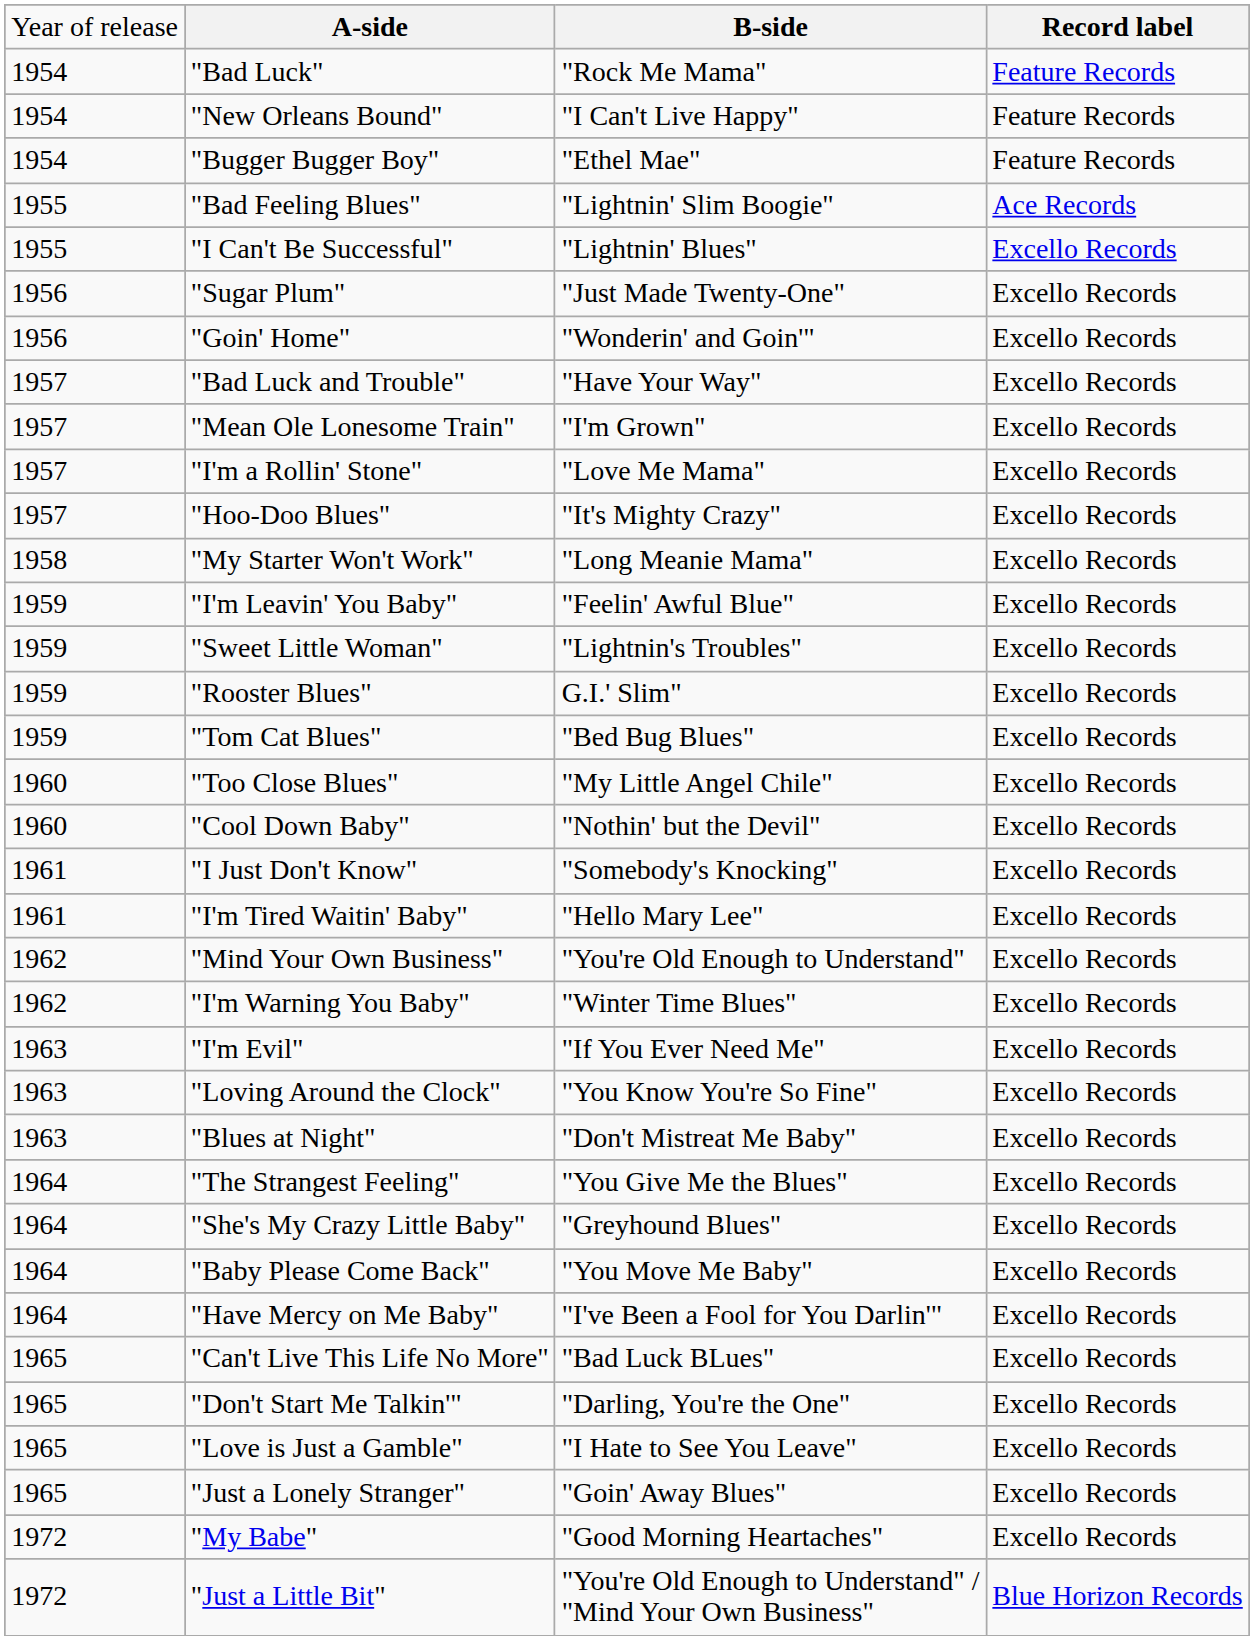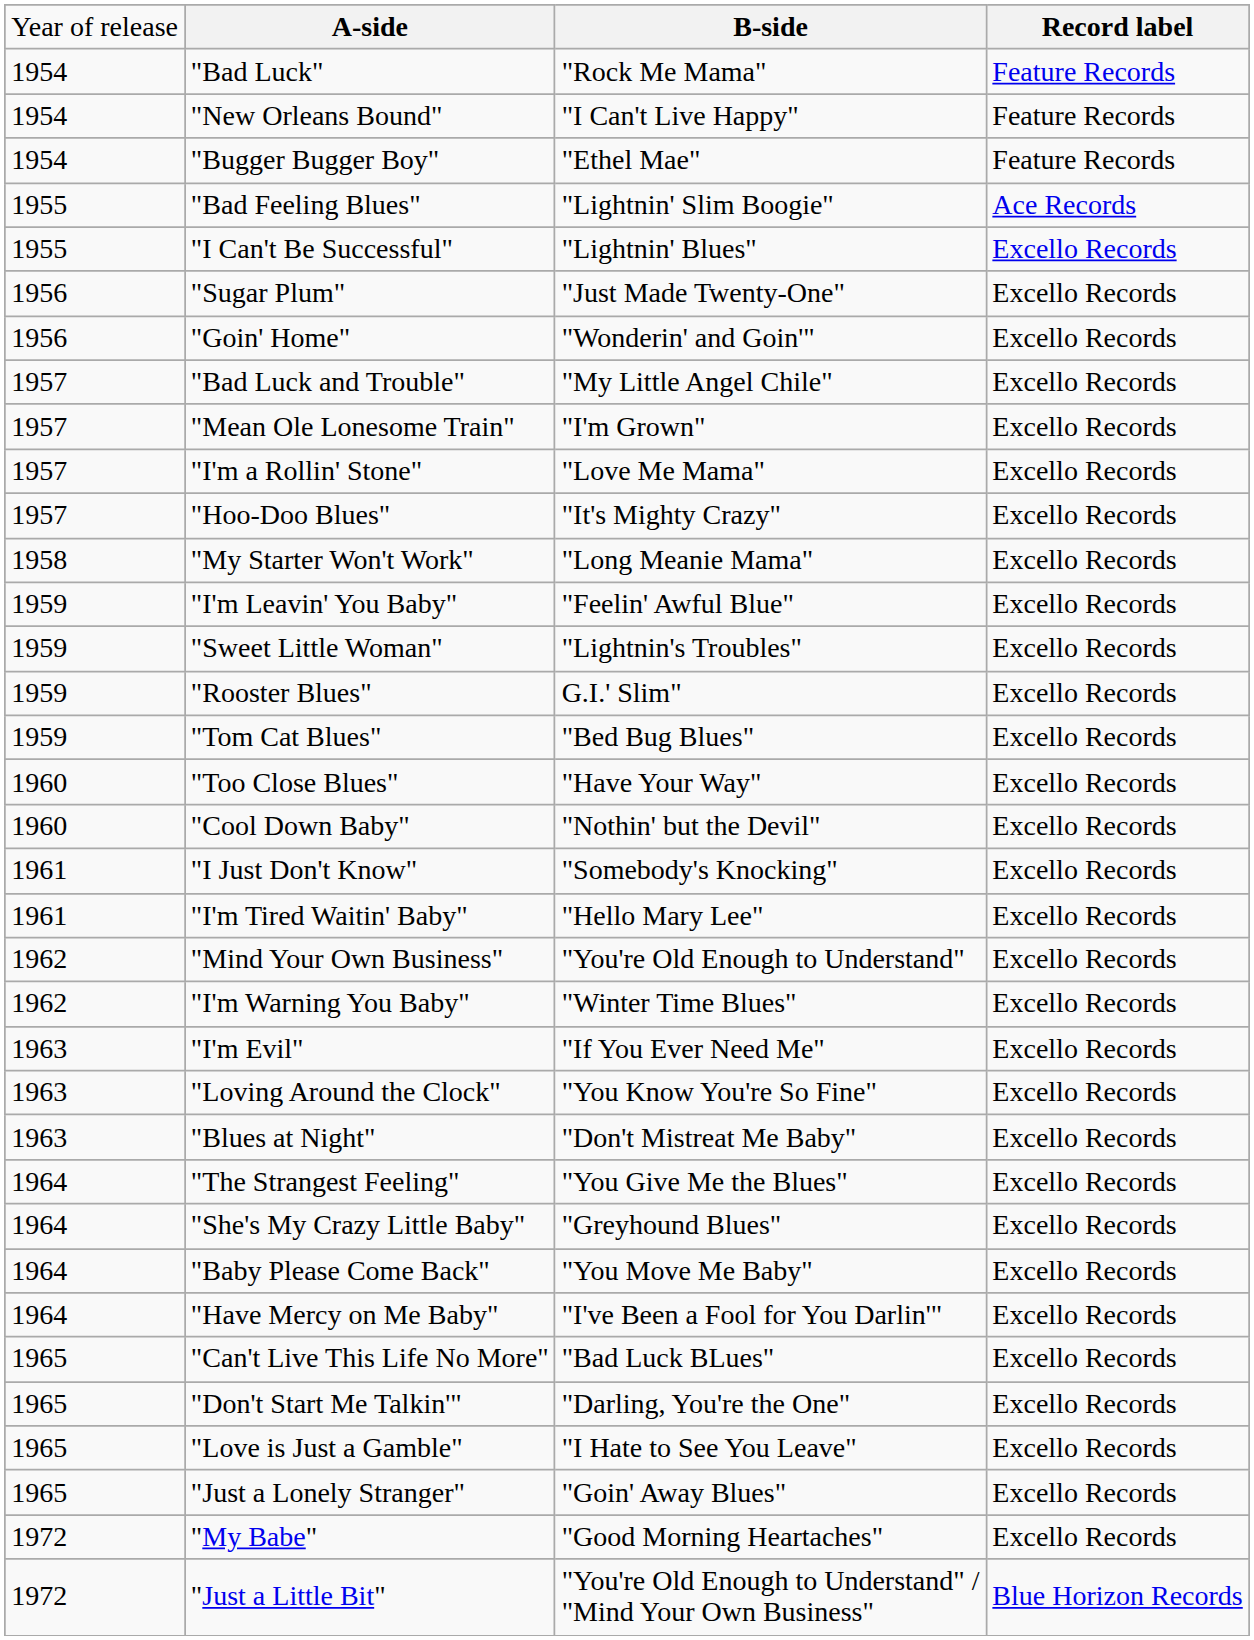(662, 381) "Have Your Way" -> (697, 381) "My Little Angel Chile"
(697, 781) "My Little Angel Chile" -> (662, 781) "Have Your Way"
